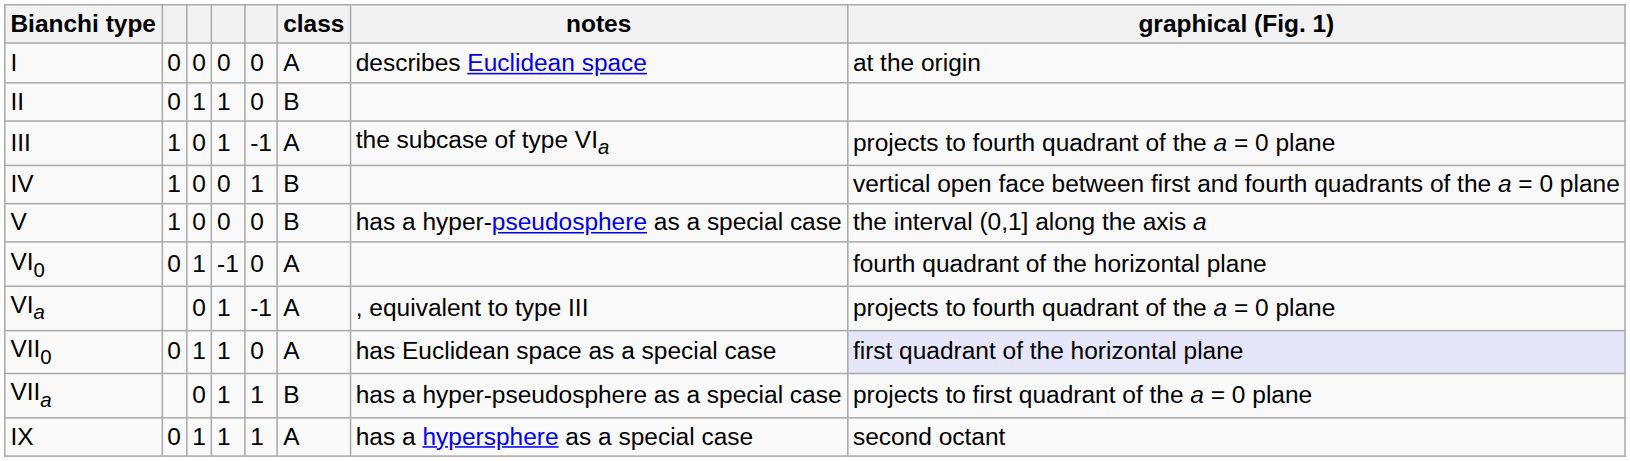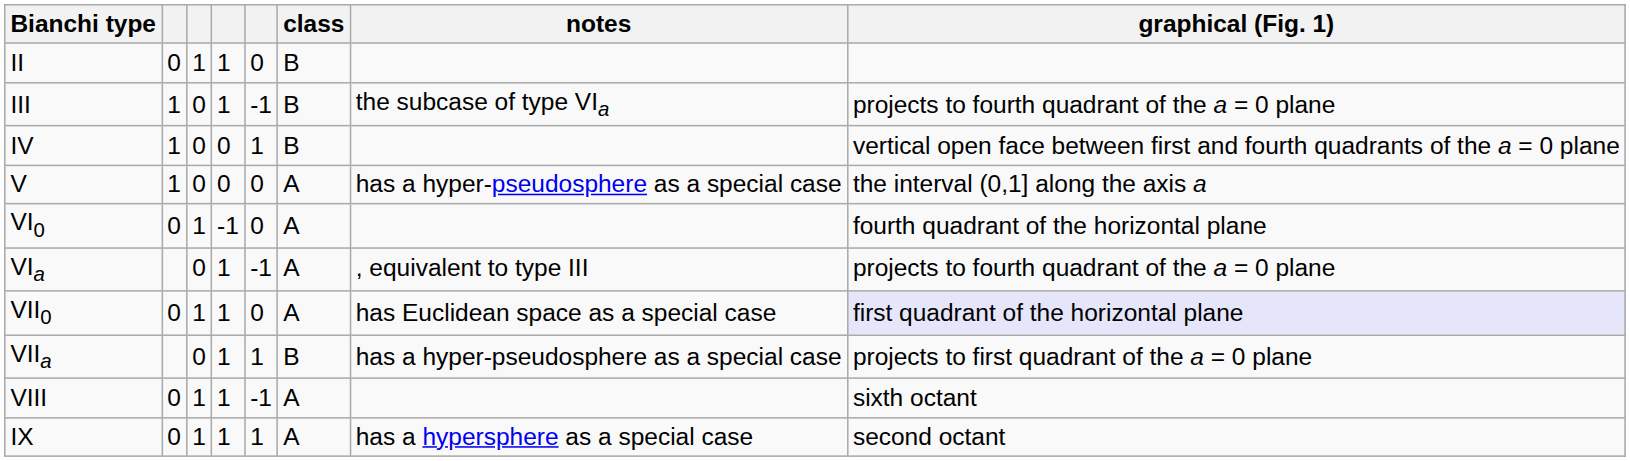- row: (14, 62)
(291, 142) A -> (291, 103) B
(291, 222) B -> (291, 184) A
+ row: (29, 397)
